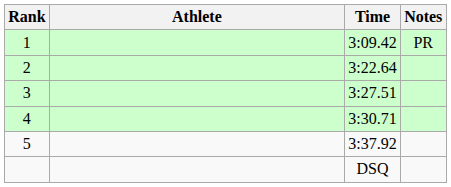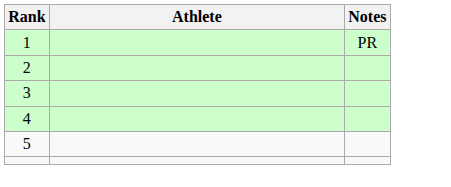- column: (373, 17)
